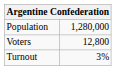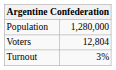(96, 42) 12,800 -> (96, 42) 12,804
